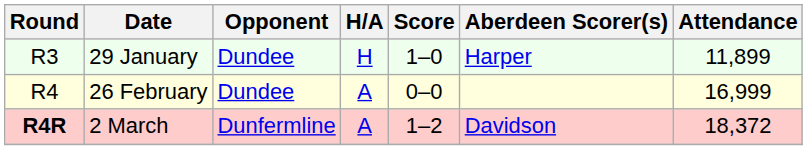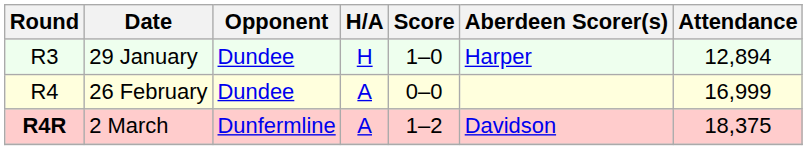(738, 56) 11,899 -> (738, 56) 12,894
(738, 126) 18,372 -> (738, 126) 18,375
